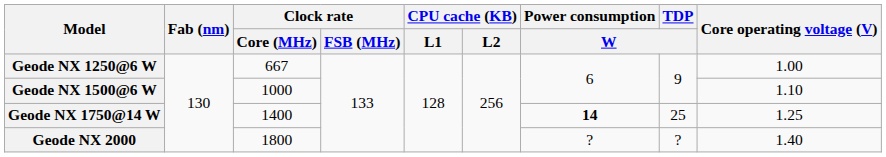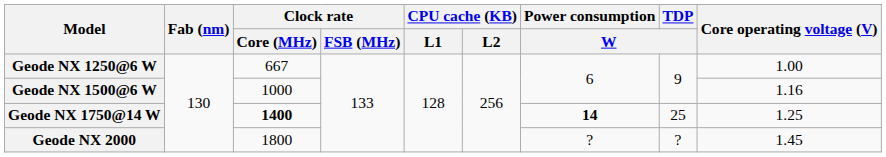(789, 90) 1.10 -> (789, 90) 1.16
(277, 115) normal -> (277, 115) bold
(789, 139) 1.40 -> (789, 139) 1.45
